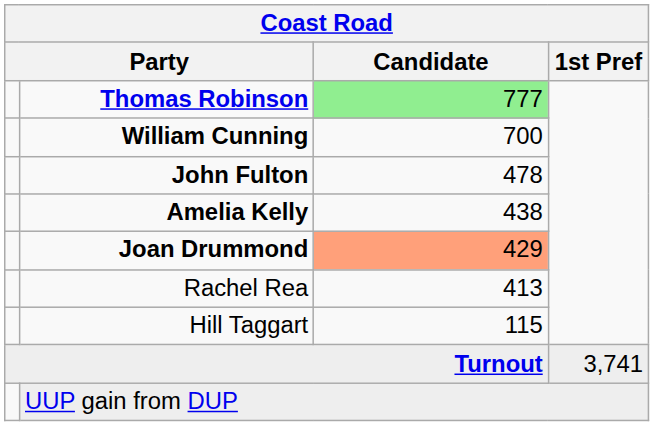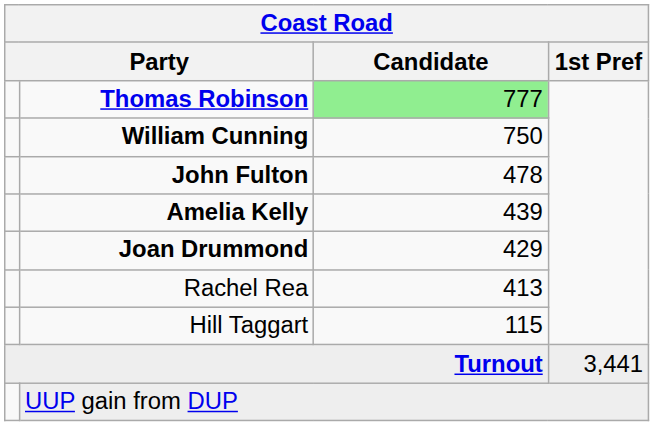(523, 136) 700 -> (523, 136) 750
(523, 212) 438 -> (523, 212) 439
(523, 250) lightsalmon background -> (523, 250) no background
(613, 363) 3,741 -> (613, 363) 3,441
